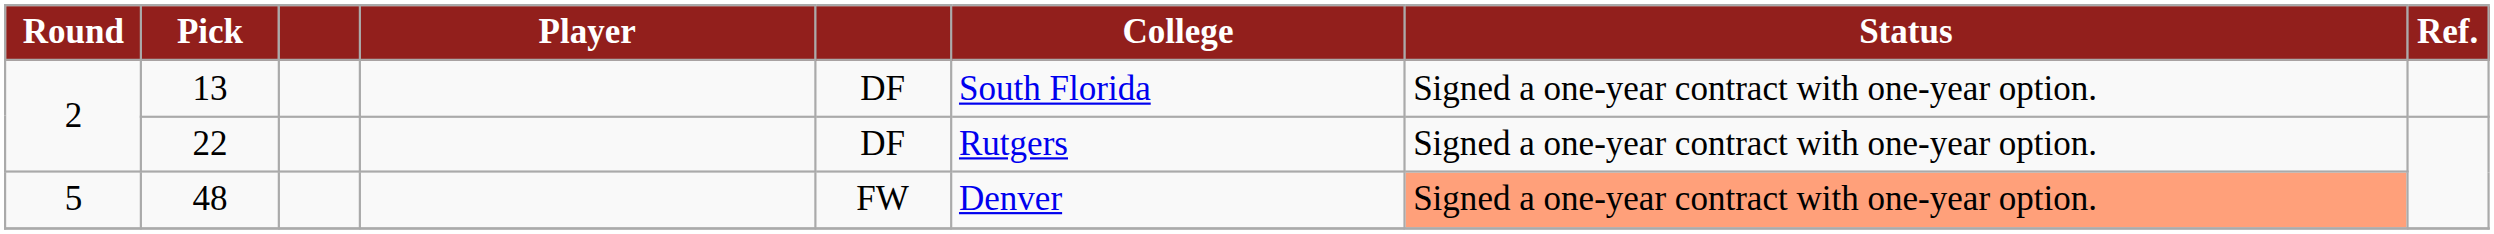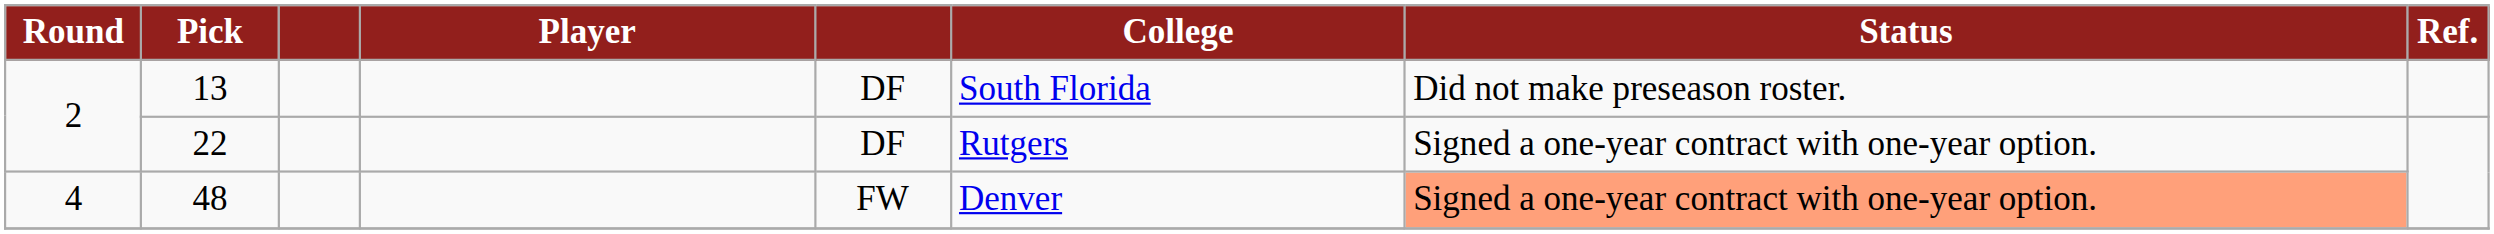(1755, 87) Signed a one-year contract with one-year option. -> (1630, 87) Did not make preseason roster.
(73, 198) 5 -> (73, 198) 4
